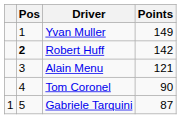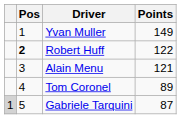(163, 50) 142 -> (163, 50) 122
(167, 87) 90 -> (167, 87) 89
(10, 105) no background -> (10, 105) lightgrey background
